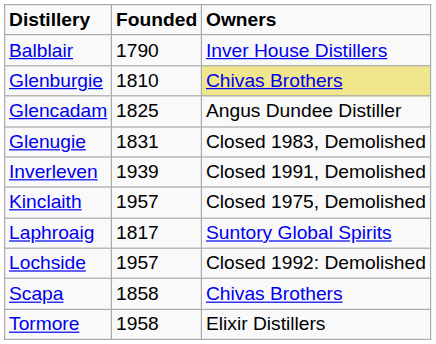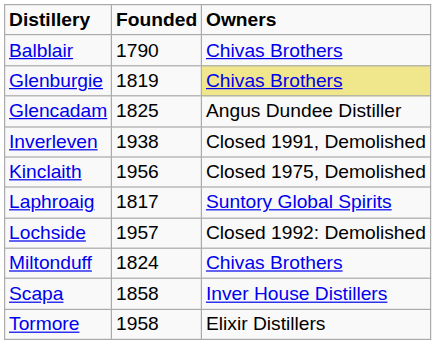(297, 50) Inver House Distillers -> (274, 50) Chivas Brothers
(137, 80) 1810 -> (137, 80) 1819
- row: (47, 141)
(137, 171) 1939 -> (137, 141) 1938
(137, 202) 1957 -> (137, 171) 1956
+ row: (50, 263)
(274, 293) Chivas Brothers -> (297, 293) Inver House Distillers
